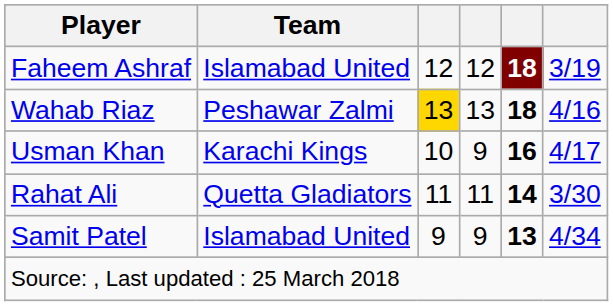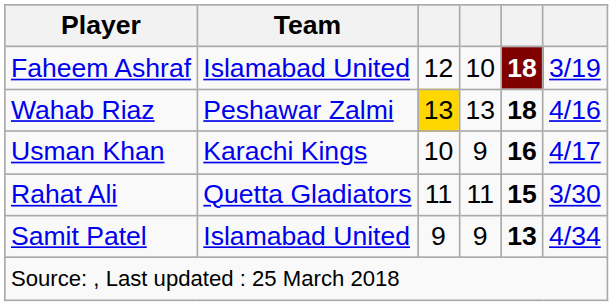(480, 67) 12 -> (480, 67) 10
(522, 194) 14 -> (522, 194) 15
